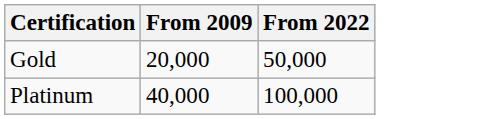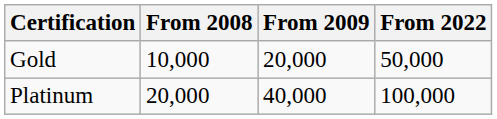+ column: (199, 22)
